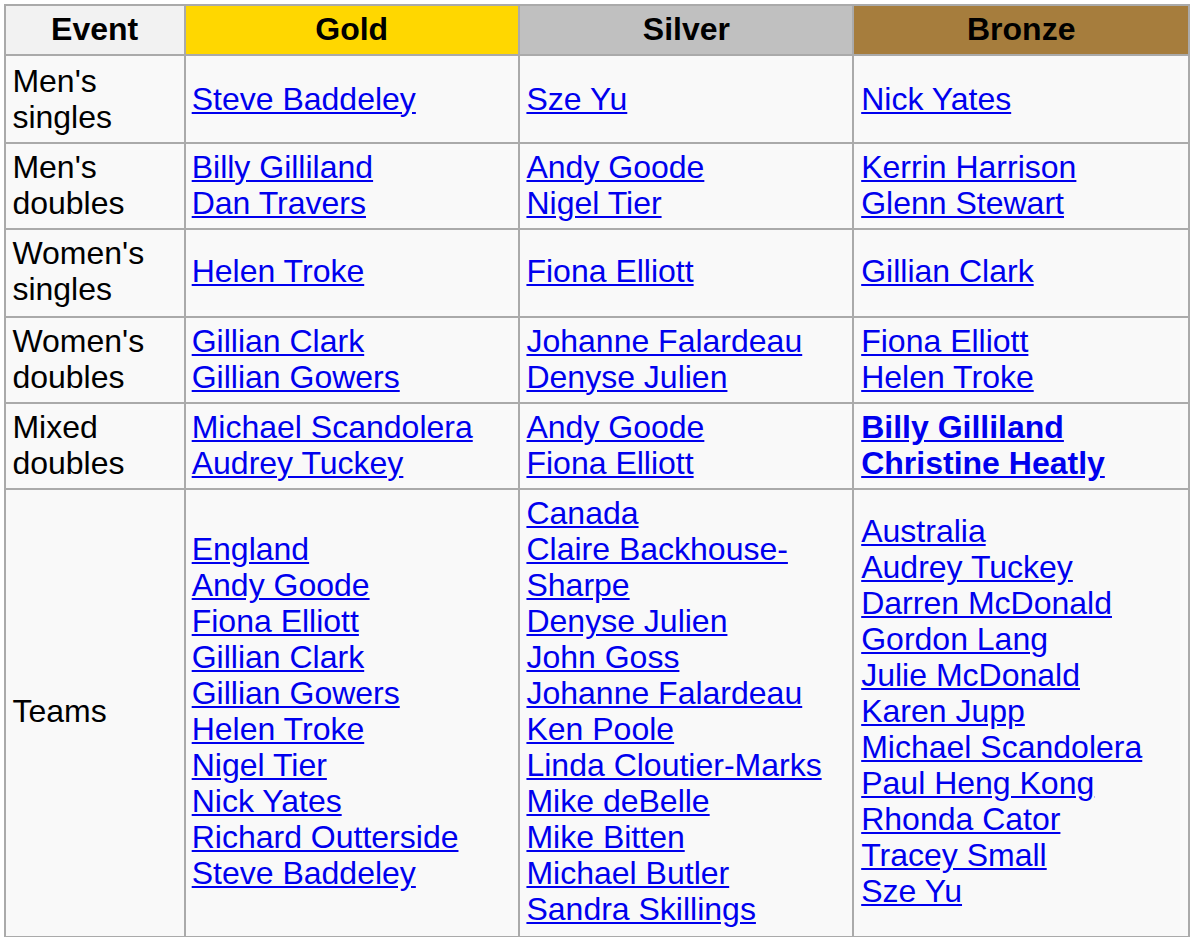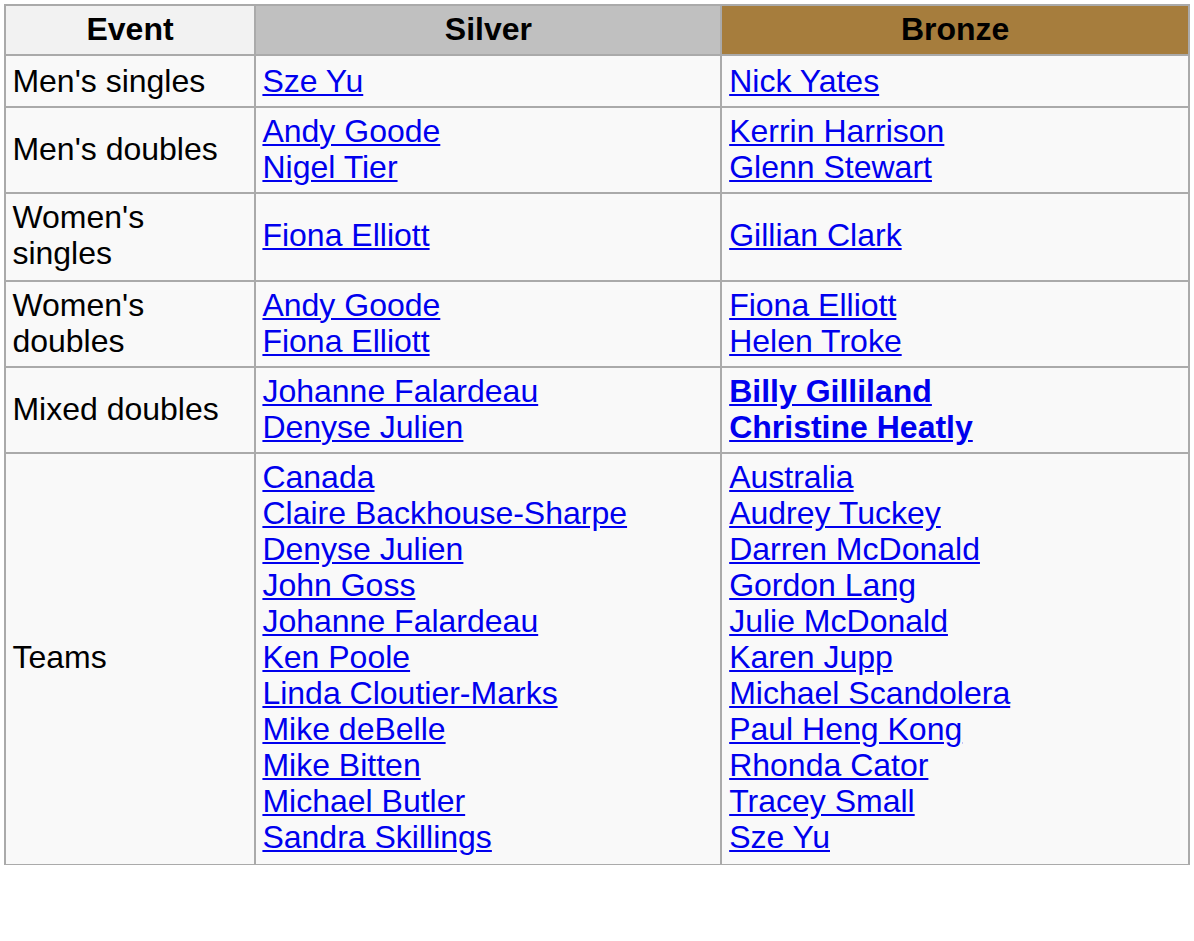- column: (352, 29)
(664, 358) Johanne Falardeau Denyse Julien -> (351, 322) Andy Goode Fiona Elliott
(615, 445) Andy Goode Fiona Elliott -> (400, 409) Johanne Falardeau Denyse Julien
